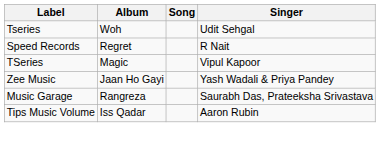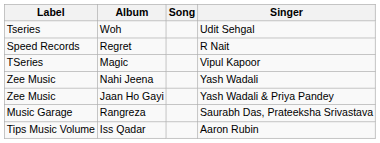+ row: (127, 79)
